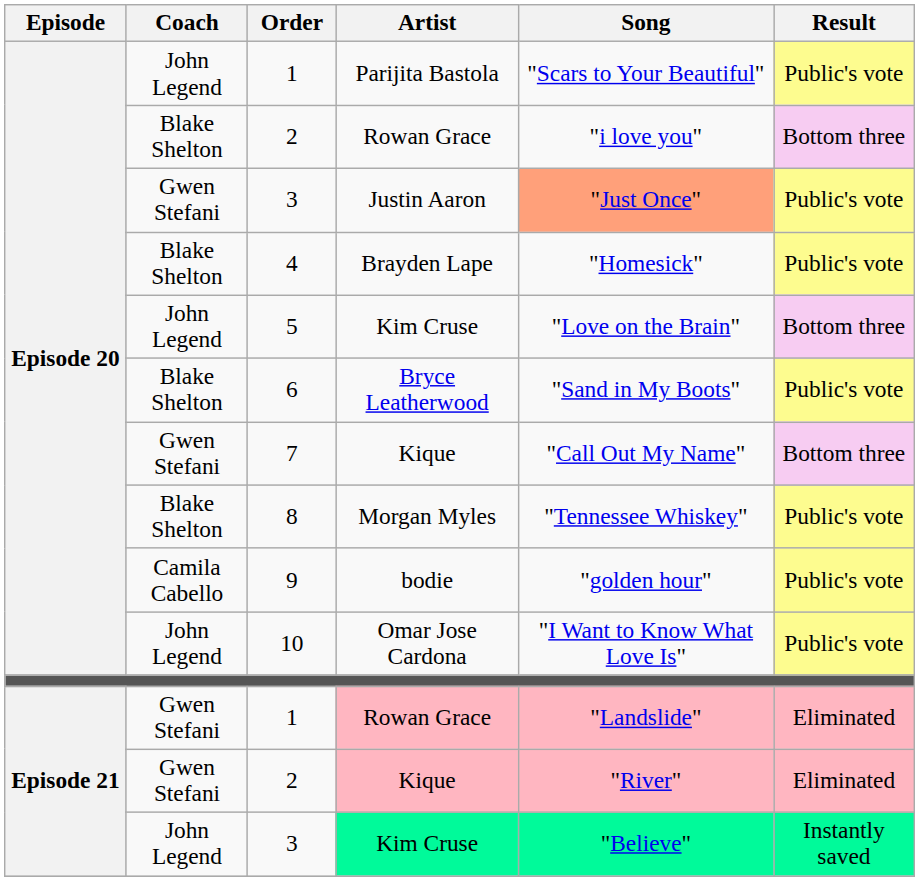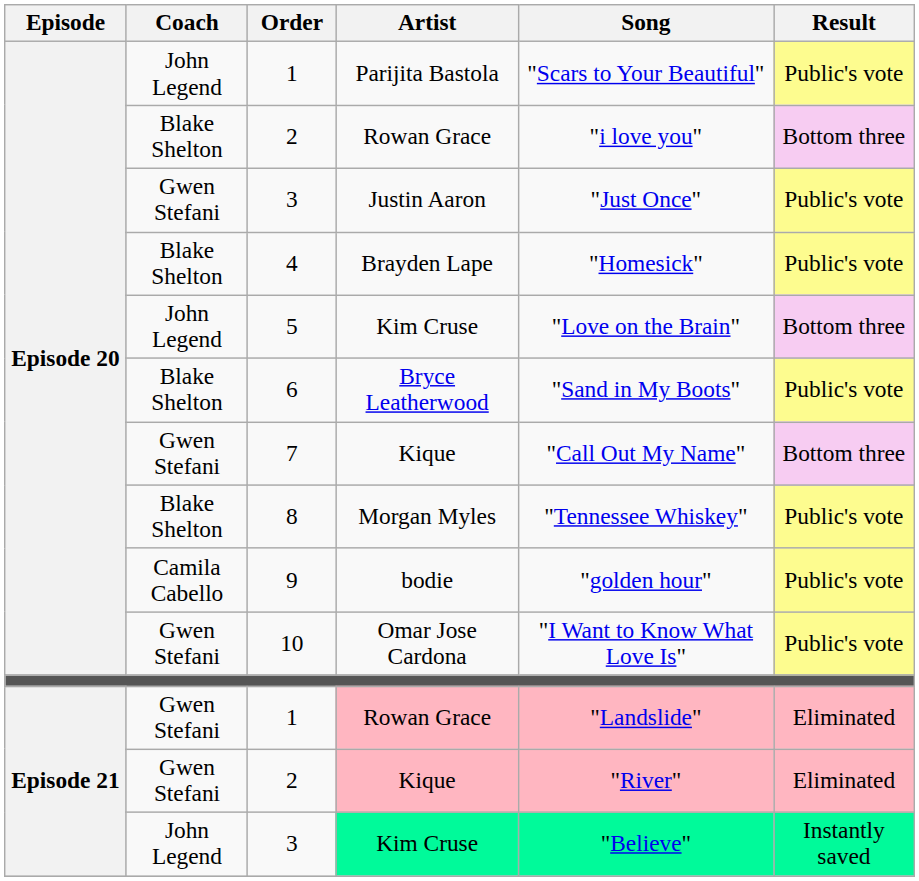(646, 199) lightsalmon background -> (646, 199) no background
(187, 643) John Legend -> (187, 643) Gwen Stefani
